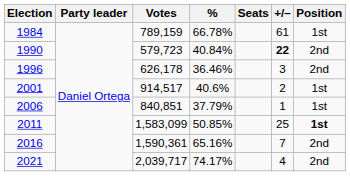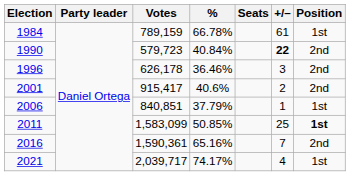(161, 87) 914,517 -> (161, 87) 915,417
(319, 87) 1st -> (319, 87) 2nd
(319, 161) 2nd -> (319, 161) 1st
